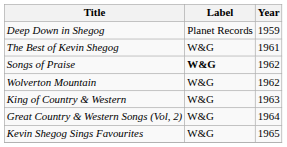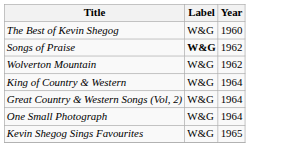- row: (56, 30)
(269, 47) 1961 -> (232, 30) 1960
(269, 99) 1963 -> (232, 82) 1964
+ row: (57, 116)
